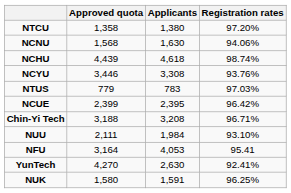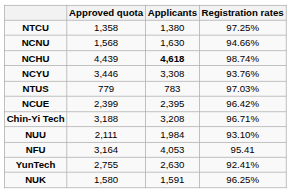(243, 28) 97.20% -> (243, 28) 97.25%
(243, 43) 94.06% -> (243, 43) 94.66%
(172, 58) normal -> (172, 58) bold
(106, 165) 4,270 -> (106, 165) 2,755
